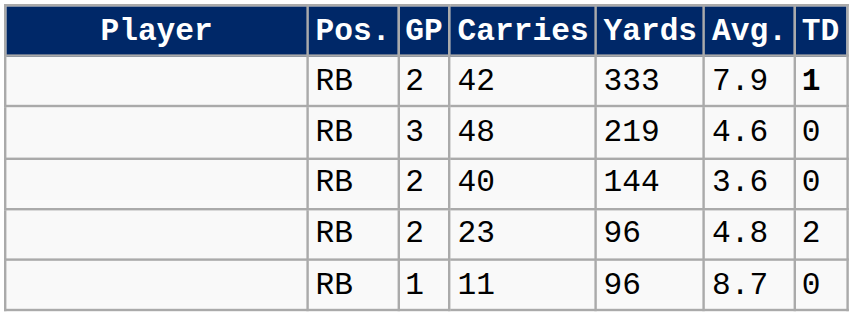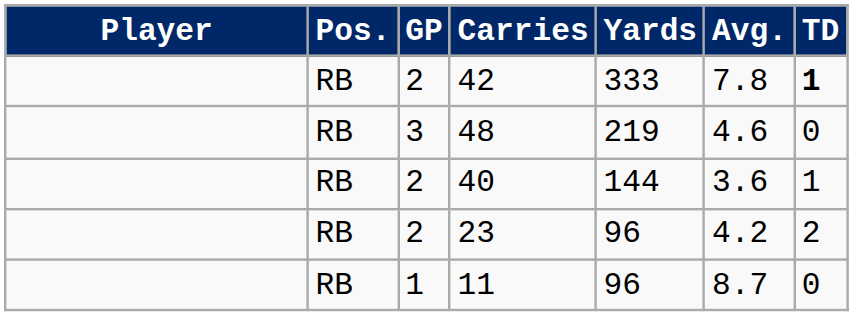(740, 81) 7.9 -> (740, 81) 7.8
(811, 183) 0 -> (811, 183) 1
(740, 234) 4.8 -> (740, 234) 4.2
